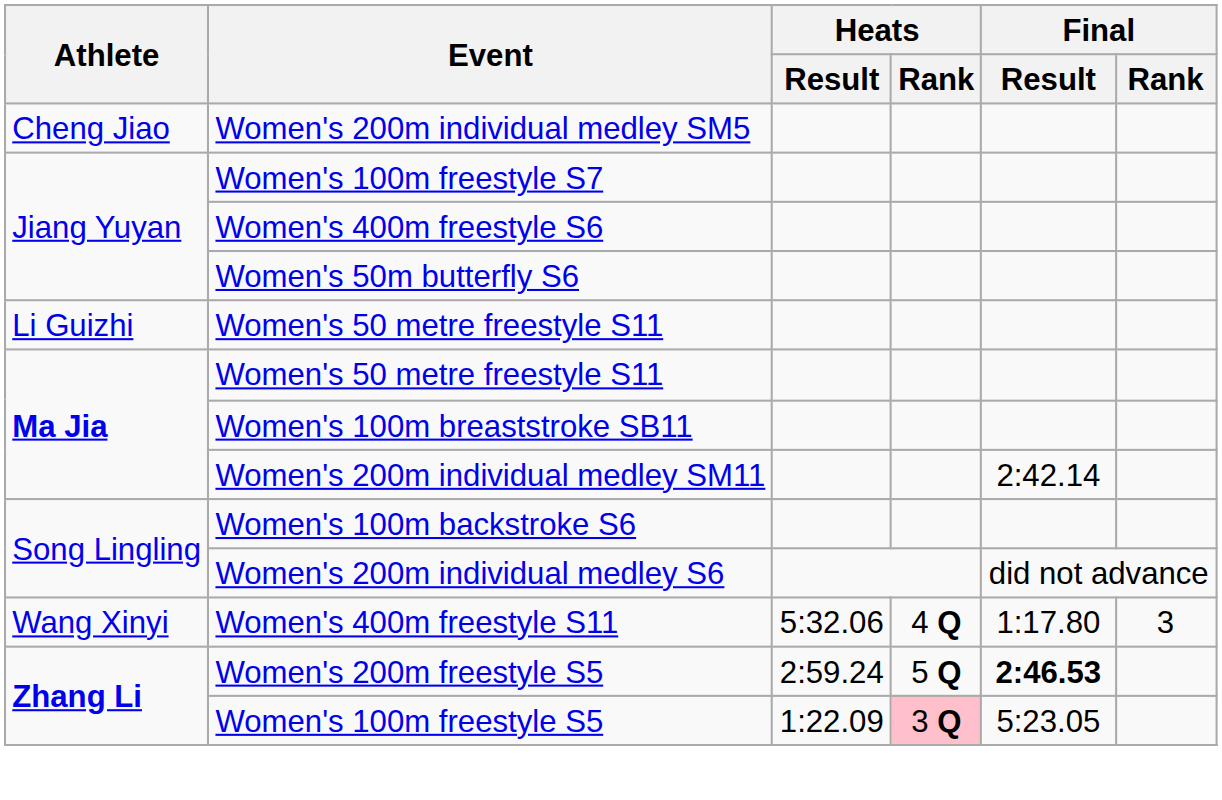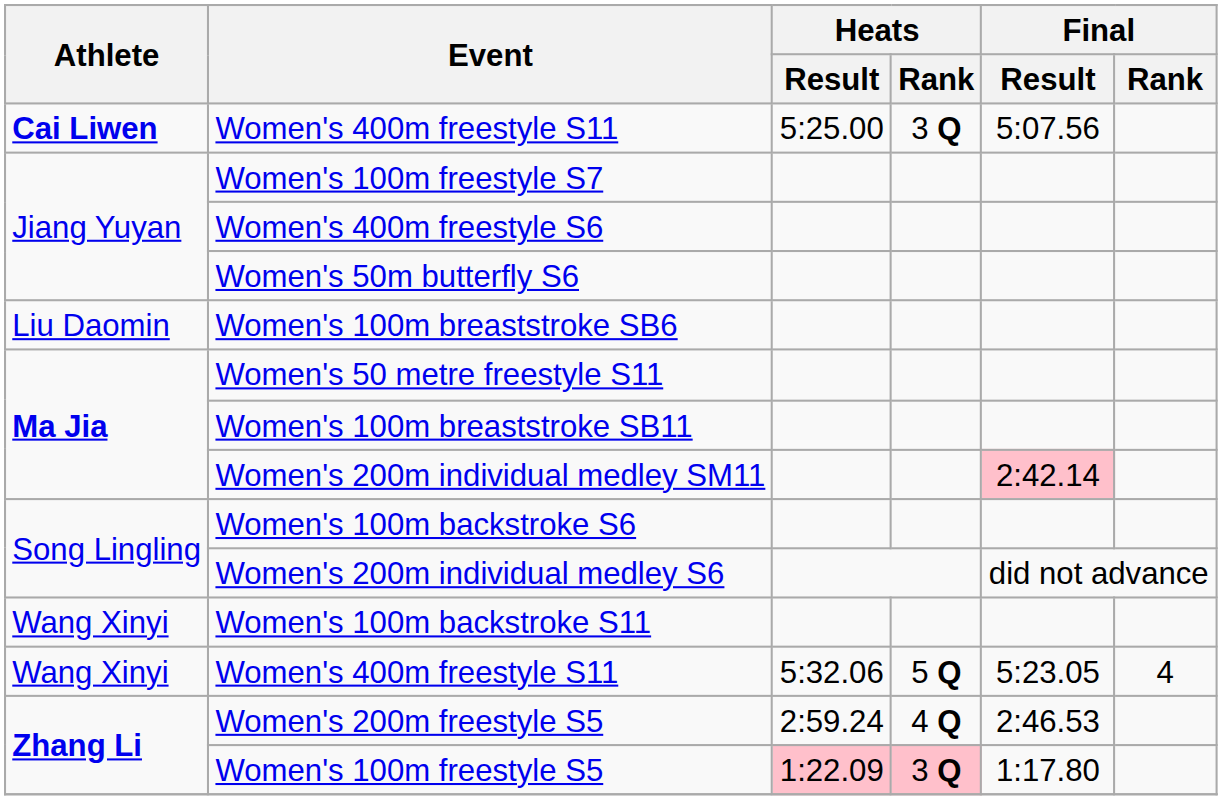+ row: (85, 129)
- row: (91, 129)
- row: (73, 326)
+ row: (91, 326)
(1048, 474) no background -> (1048, 474) pink background
+ row: (90, 622)
(936, 622) 4 Q -> (936, 671) 5 Q
(1048, 622) 1:17.80 -> (1048, 671) 5:23.05
(1166, 622) 3 -> (1165, 671) 4
(936, 671) 5 Q -> (936, 720) 4 Q
(1048, 671) bold -> (1048, 720) normal
(832, 720) no background -> (832, 770) pink background
(1048, 720) 5:23.05 -> (1048, 770) 1:17.80
